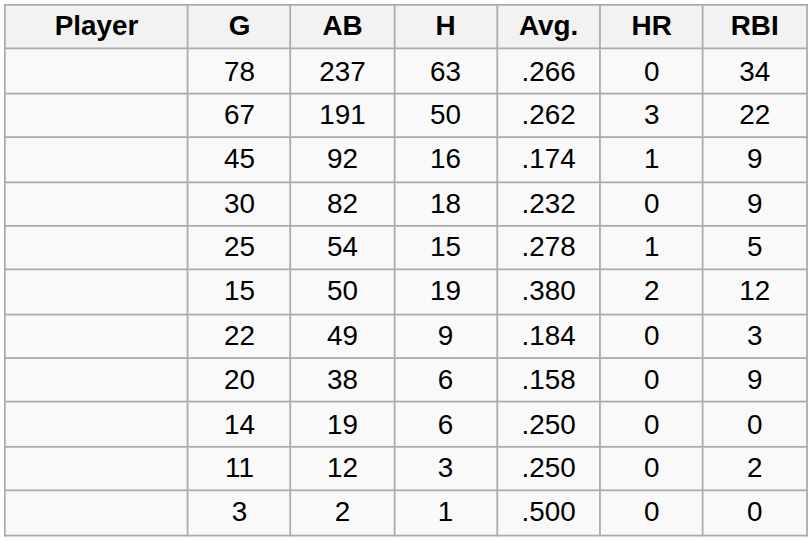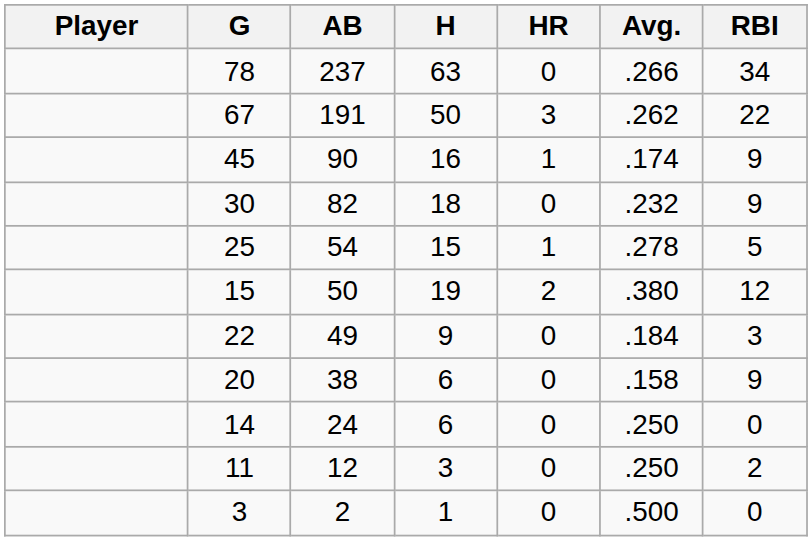columns swapped: (549, 26) <-> (652, 26)
(343, 159) 92 -> (343, 159) 90
(343, 423) 19 -> (343, 423) 24
